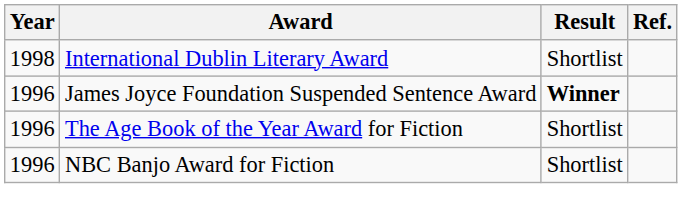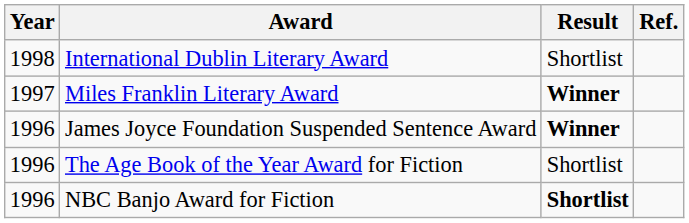+ row: (202, 93)
(585, 164) normal -> (588, 199) bold
